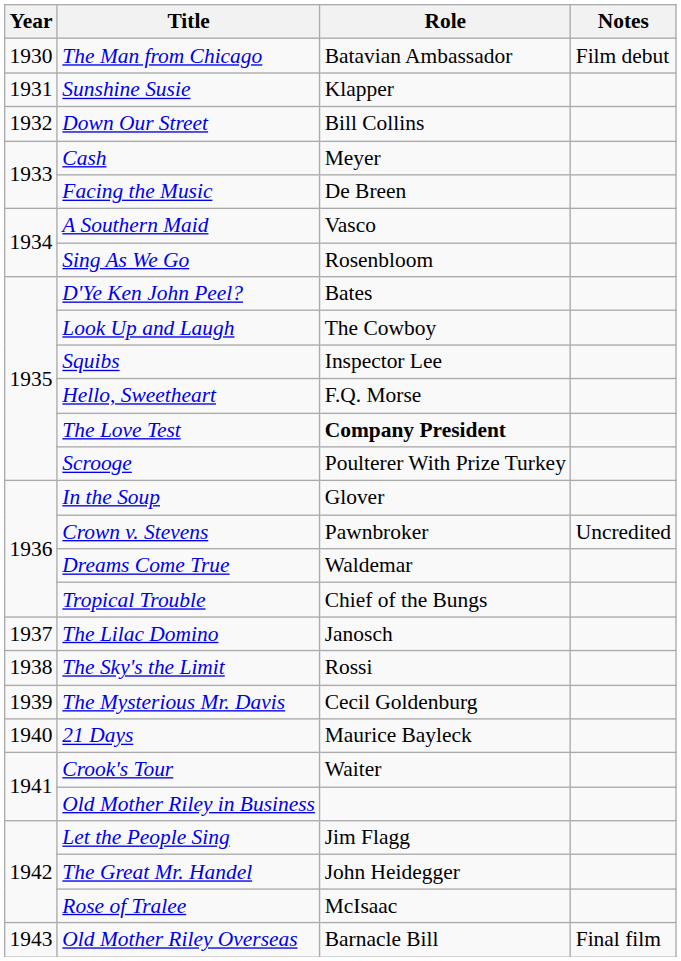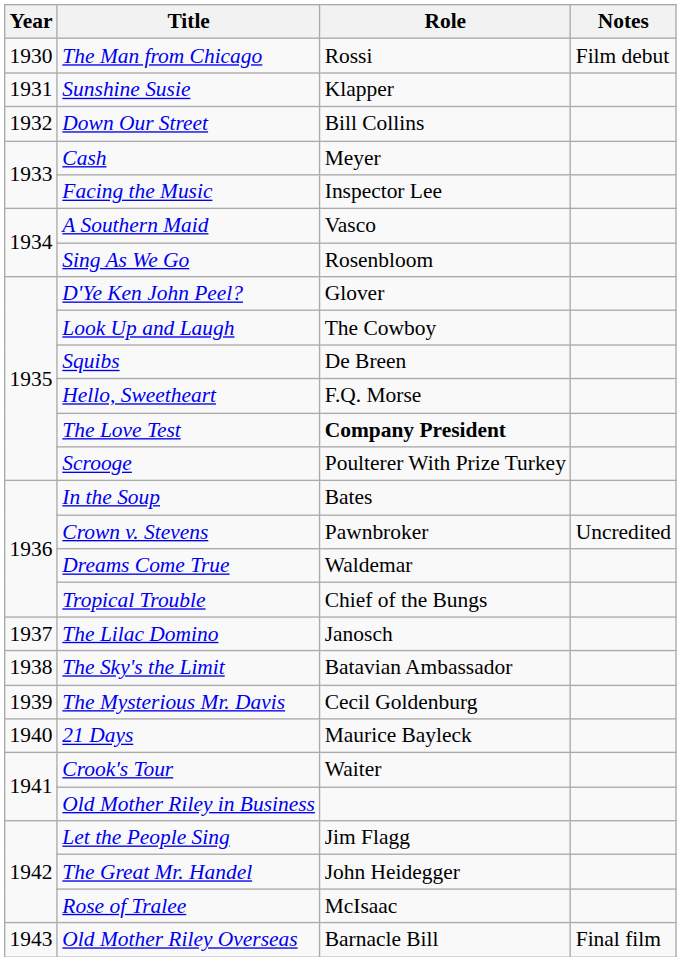(419, 55) Batavian Ambassador -> (349, 55) Rossi
(366, 191) De Breen -> (383, 191) Inspector Lee
(349, 293) Bates -> (355, 293) Glover
(383, 361) Inspector Lee -> (366, 361) De Breen
(355, 497) Glover -> (349, 497) Bates
(349, 667) Rossi -> (419, 667) Batavian Ambassador
